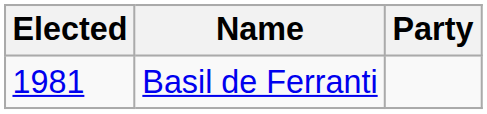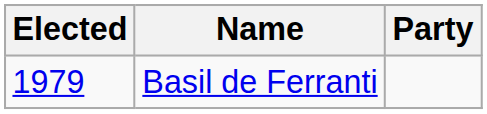(48, 81) 1981 -> (48, 81) 1979
